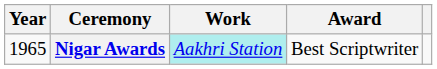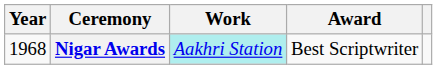(28, 49) 1965 -> (28, 49) 1968
